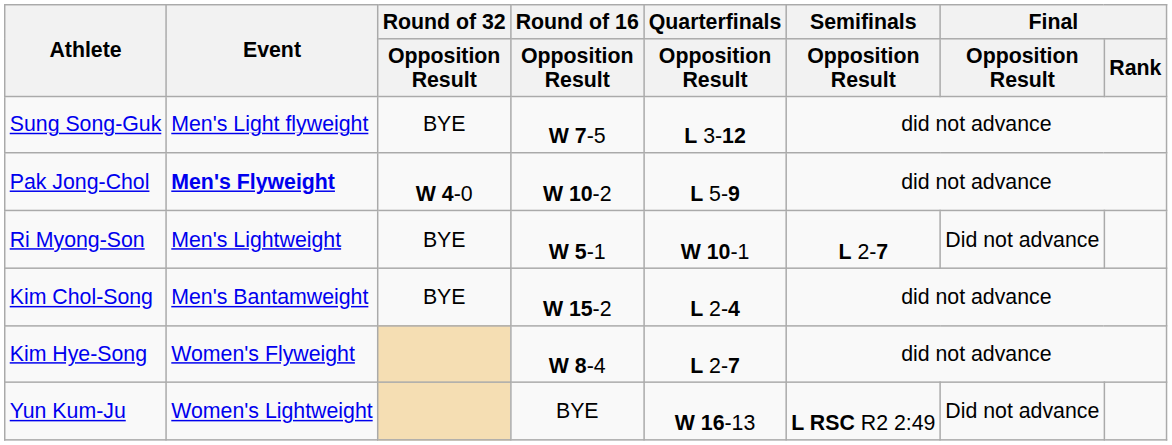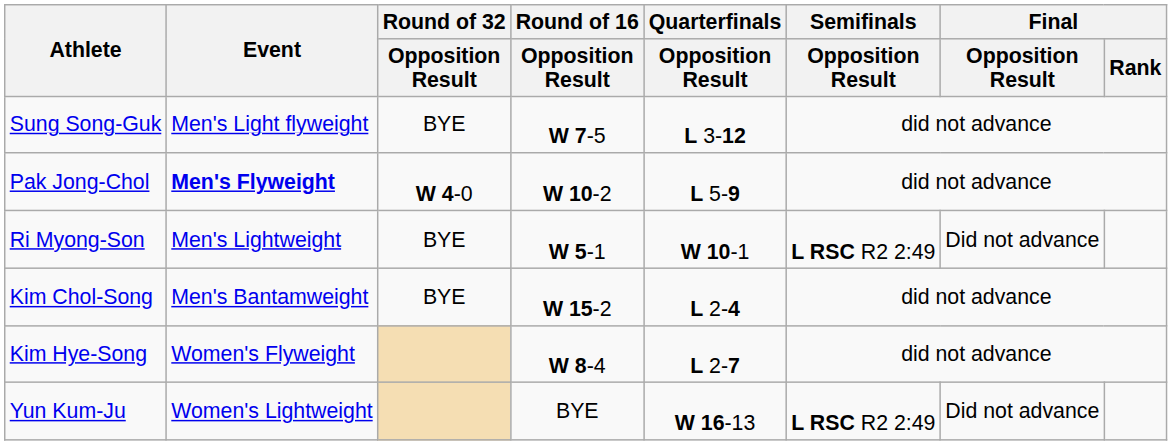(863, 251) L 2-7 -> (863, 251) L RSC R2 2:49
